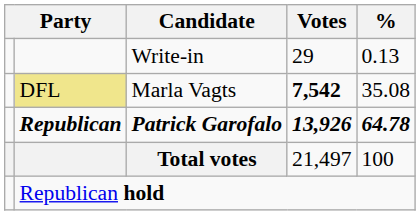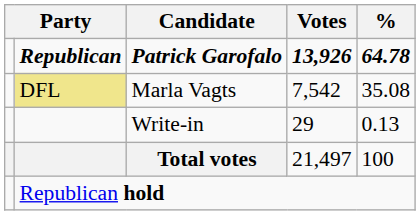rows swapped: (207, 124) <-> (168, 55)
(316, 90) bold -> (316, 90) normal
